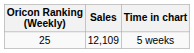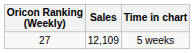(45, 40) 25 -> (45, 40) 27
